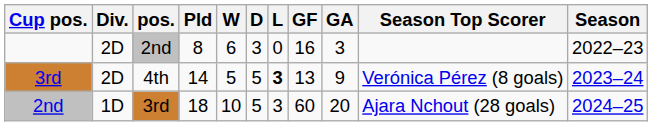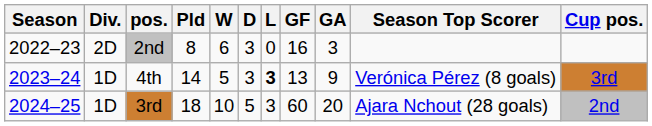columns swapped: (608, 19) <-> (48, 19)
(112, 77) 2D -> (105, 77) 1D
(257, 77) 5 -> (250, 77) 3
